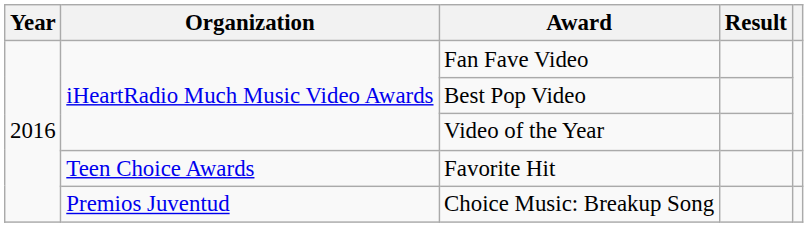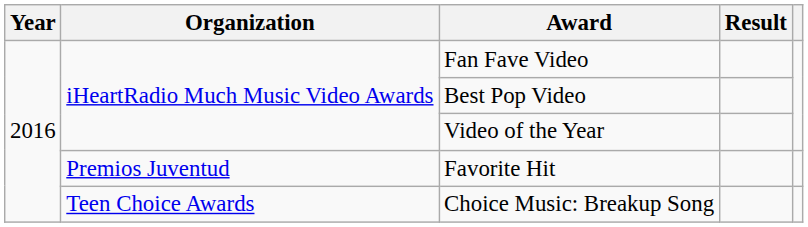(160, 167) Teen Choice Awards -> (148, 167) Premios Juventud
(148, 204) Premios Juventud -> (160, 204) Teen Choice Awards
